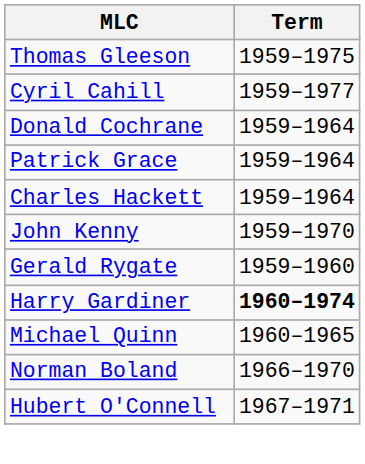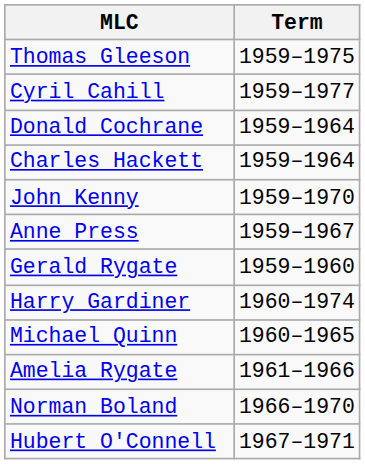- row: (100, 162)
+ row: (81, 232)
(297, 302) bold -> (297, 302) normal
+ row: (100, 372)
